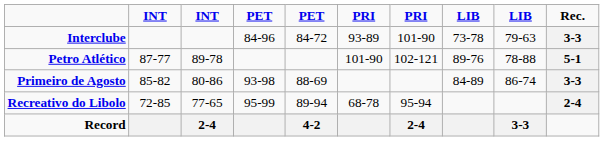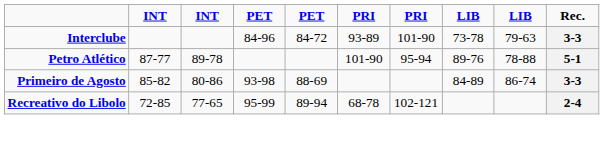(416, 59) 102-121 -> (416, 59) 95-94
(416, 103) 95-94 -> (416, 103) 102-121
- row: (105, 125)
